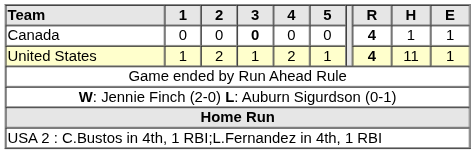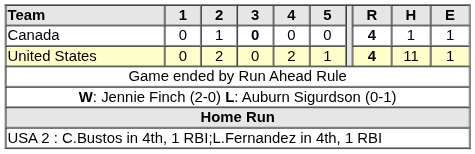(219, 35) 0 -> (219, 35) 1
(183, 56) 1 -> (183, 56) 0
(255, 56) 1 -> (255, 56) 0
